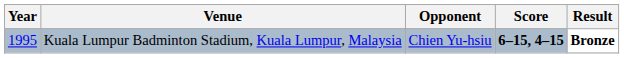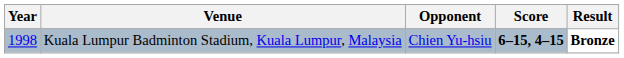(22, 40) 1995 -> (22, 40) 1998
